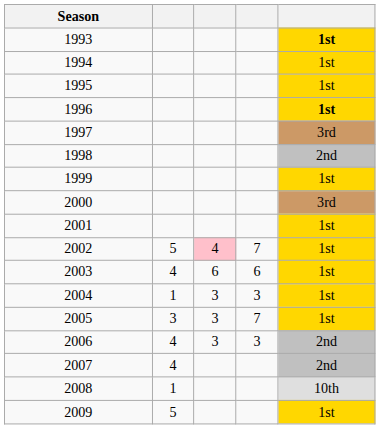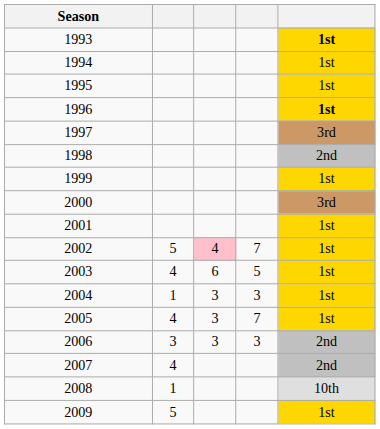(257, 272) 6 -> (257, 272) 5
(173, 319) 3 -> (173, 319) 4
(173, 342) 4 -> (173, 342) 3
